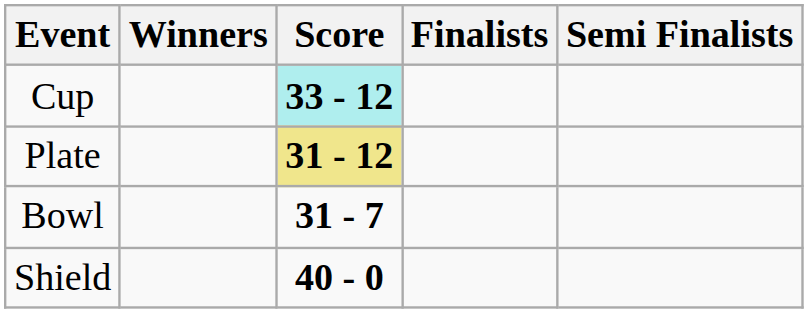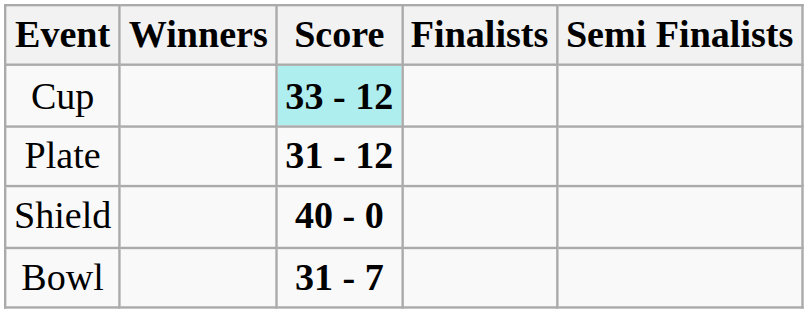(339, 155) khaki background -> (339, 155) no background
rows swapped: (63, 215) <-> (63, 276)
